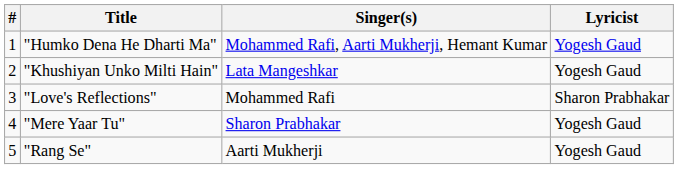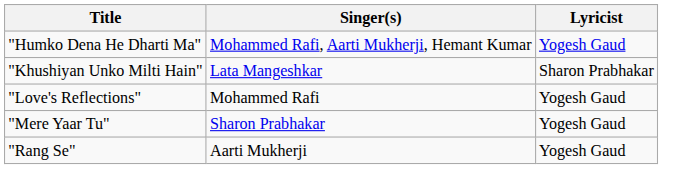- column: (12, 17)
(598, 71) Yogesh Gaud -> (596, 71) Sharon Prabhakar
(612, 97) Sharon Prabhakar -> (582, 97) Yogesh Gaud
